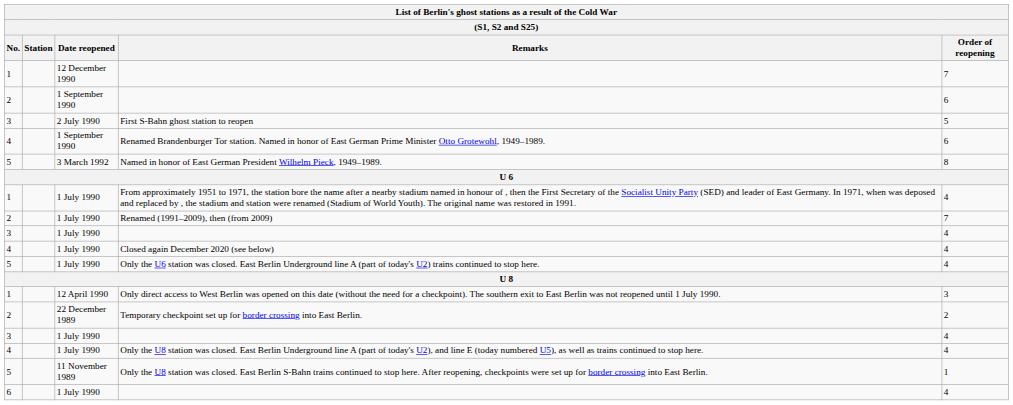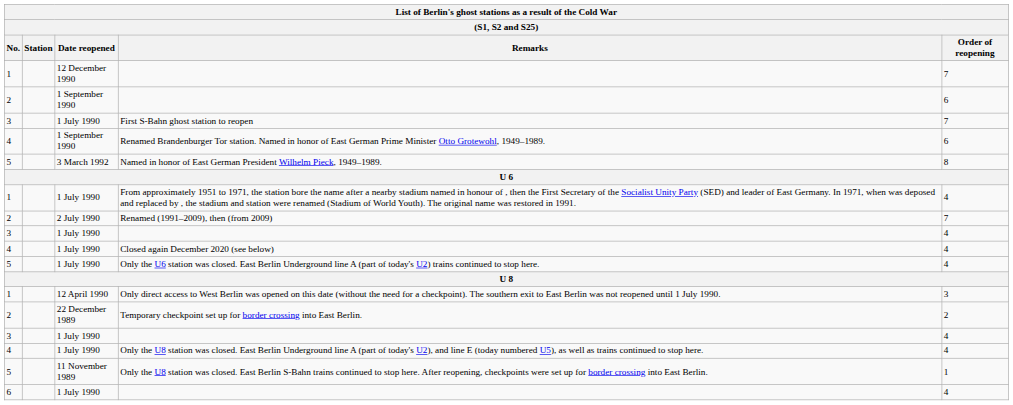(78, 121) 2 July 1990 -> (78, 121) 1 July 1990
(946, 121) 5 -> (946, 121) 7
(78, 218) 1 July 1990 -> (78, 218) 2 July 1990
